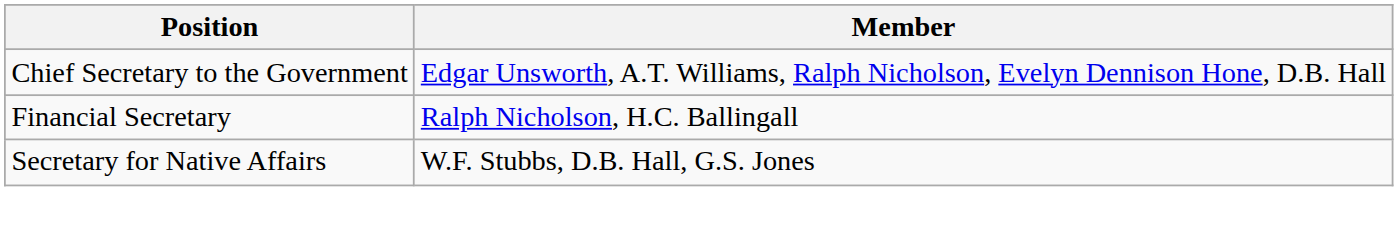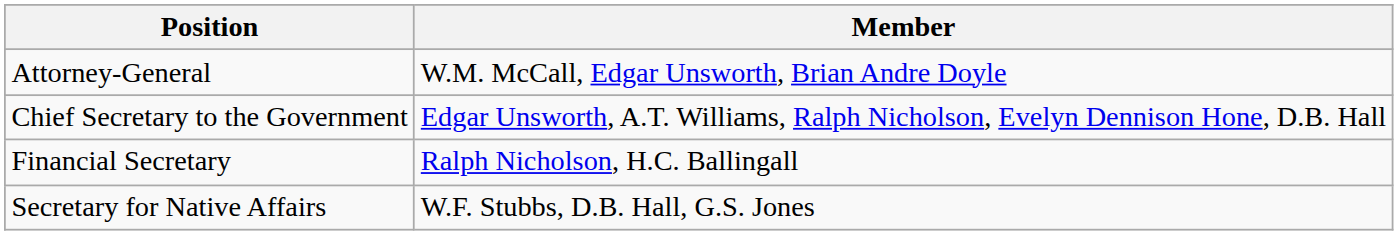+ row: (111, 71)
